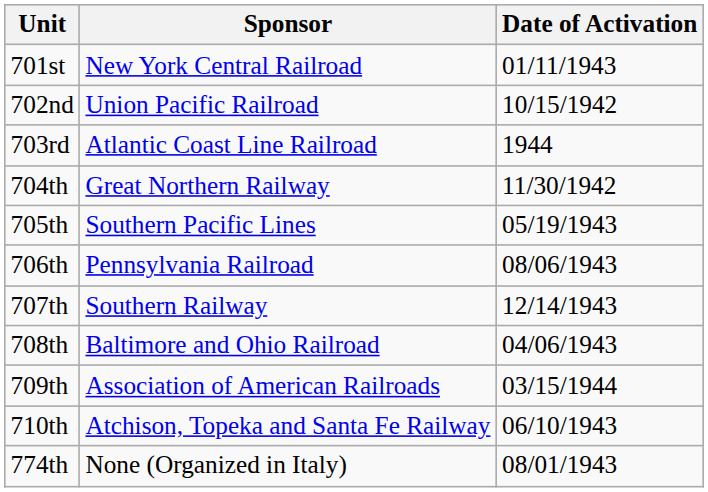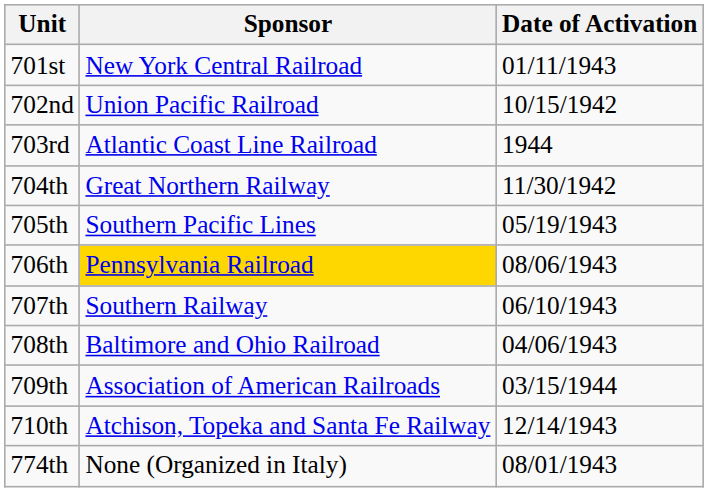(200, 265) no background -> (200, 265) gold background
(560, 305) 12/14/1943 -> (560, 305) 06/10/1943
(560, 425) 06/10/1943 -> (560, 425) 12/14/1943
